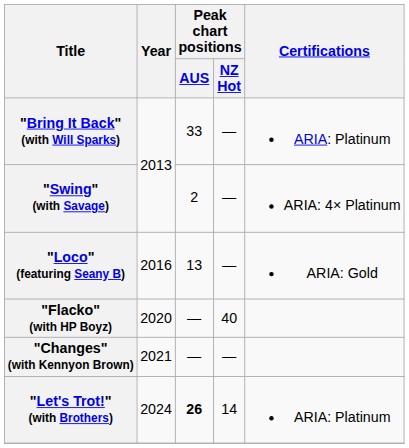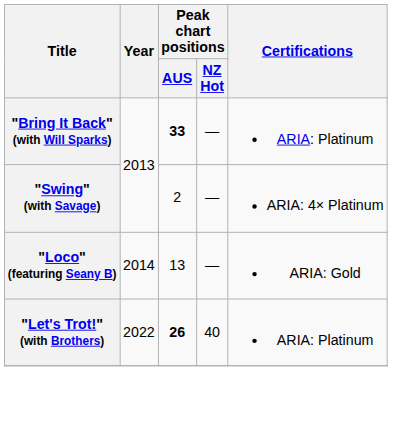(194, 131) normal -> (177, 131) bold
(156, 265) 2016 -> (139, 265) 2014
- row: (71, 318)
- row: (71, 356)
(156, 409) 2024 -> (139, 332) 2022
(229, 409) 14 -> (212, 332) 40
